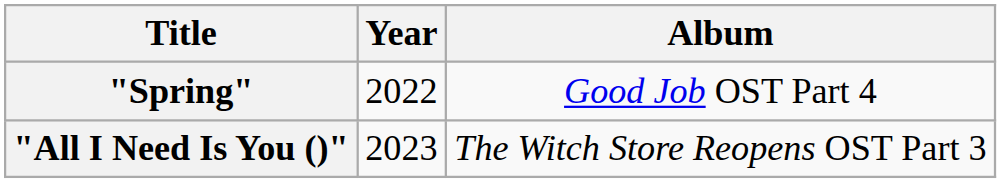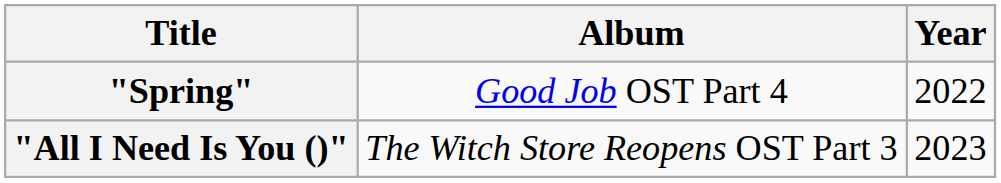columns swapped: (401, 33) <-> (720, 33)
